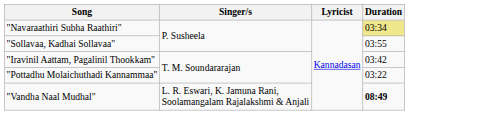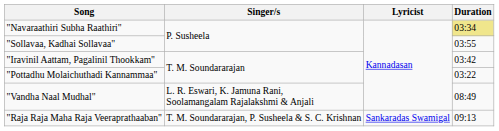(376, 97) bold -> (465, 97) normal
+ row: (84, 118)
